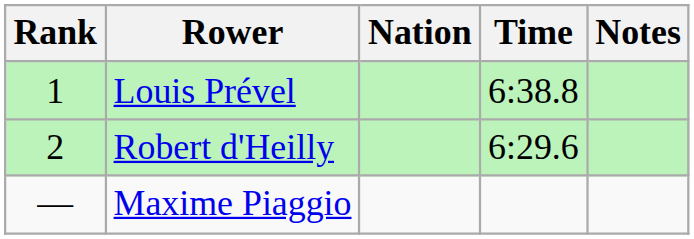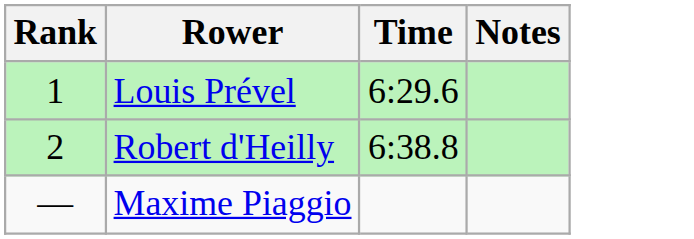- column: (420, 32)
(533, 89) 6:38.8 -> (413, 89) 6:29.6
(533, 146) 6:29.6 -> (413, 146) 6:38.8
